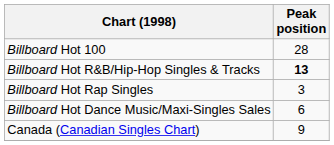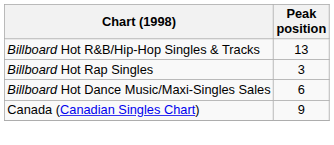- row: (56, 49)
(301, 69) bold -> (301, 49) normal
